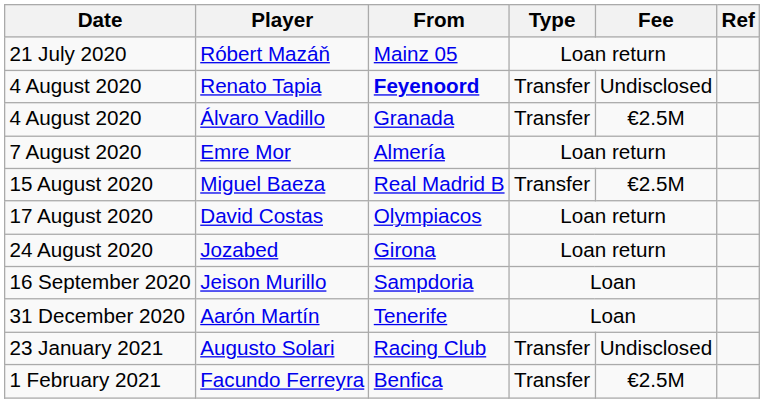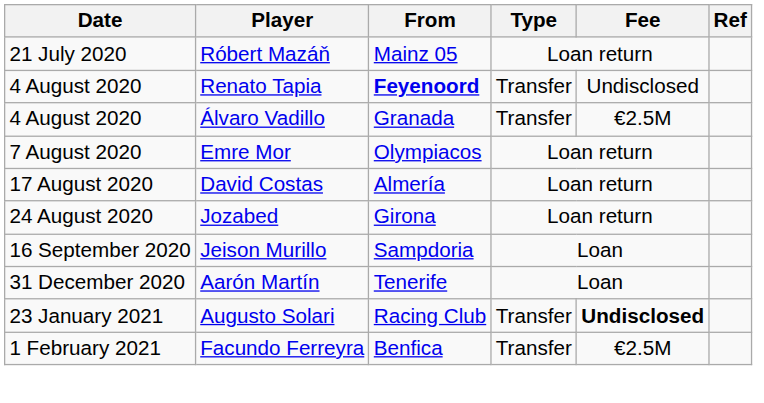(409, 151) Almería -> (428, 151) Olympiacos
- row: (263, 184)
(428, 217) Olympiacos -> (409, 184) Almería
(656, 348) normal -> (643, 315) bold
